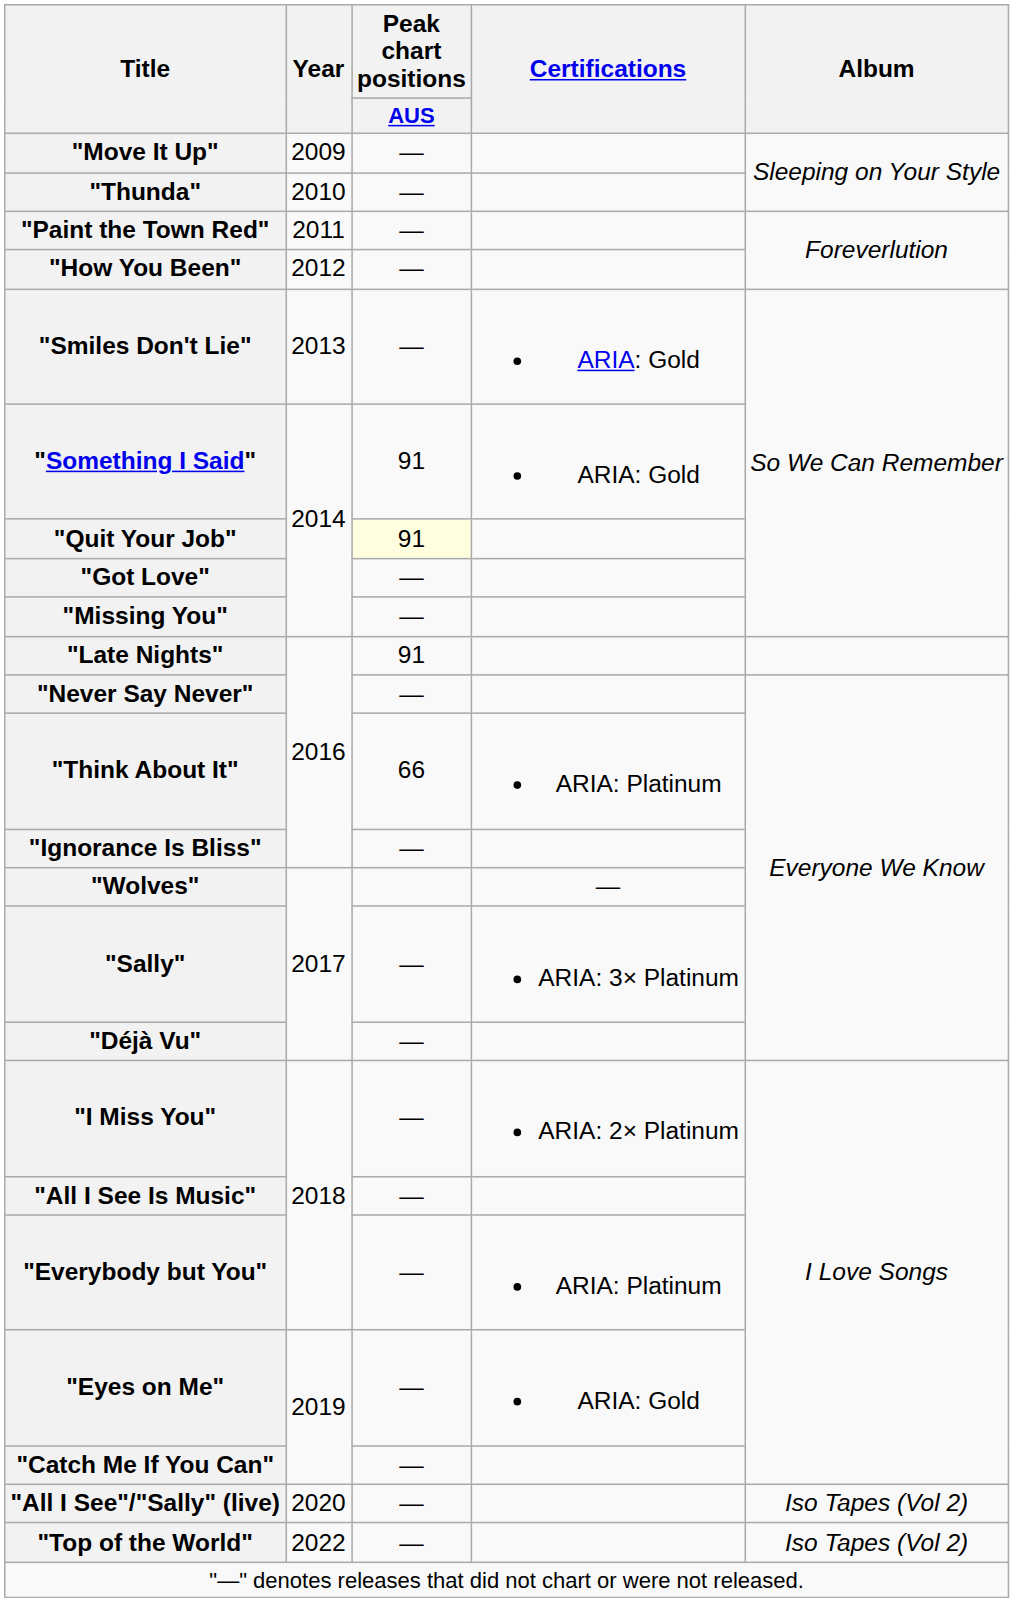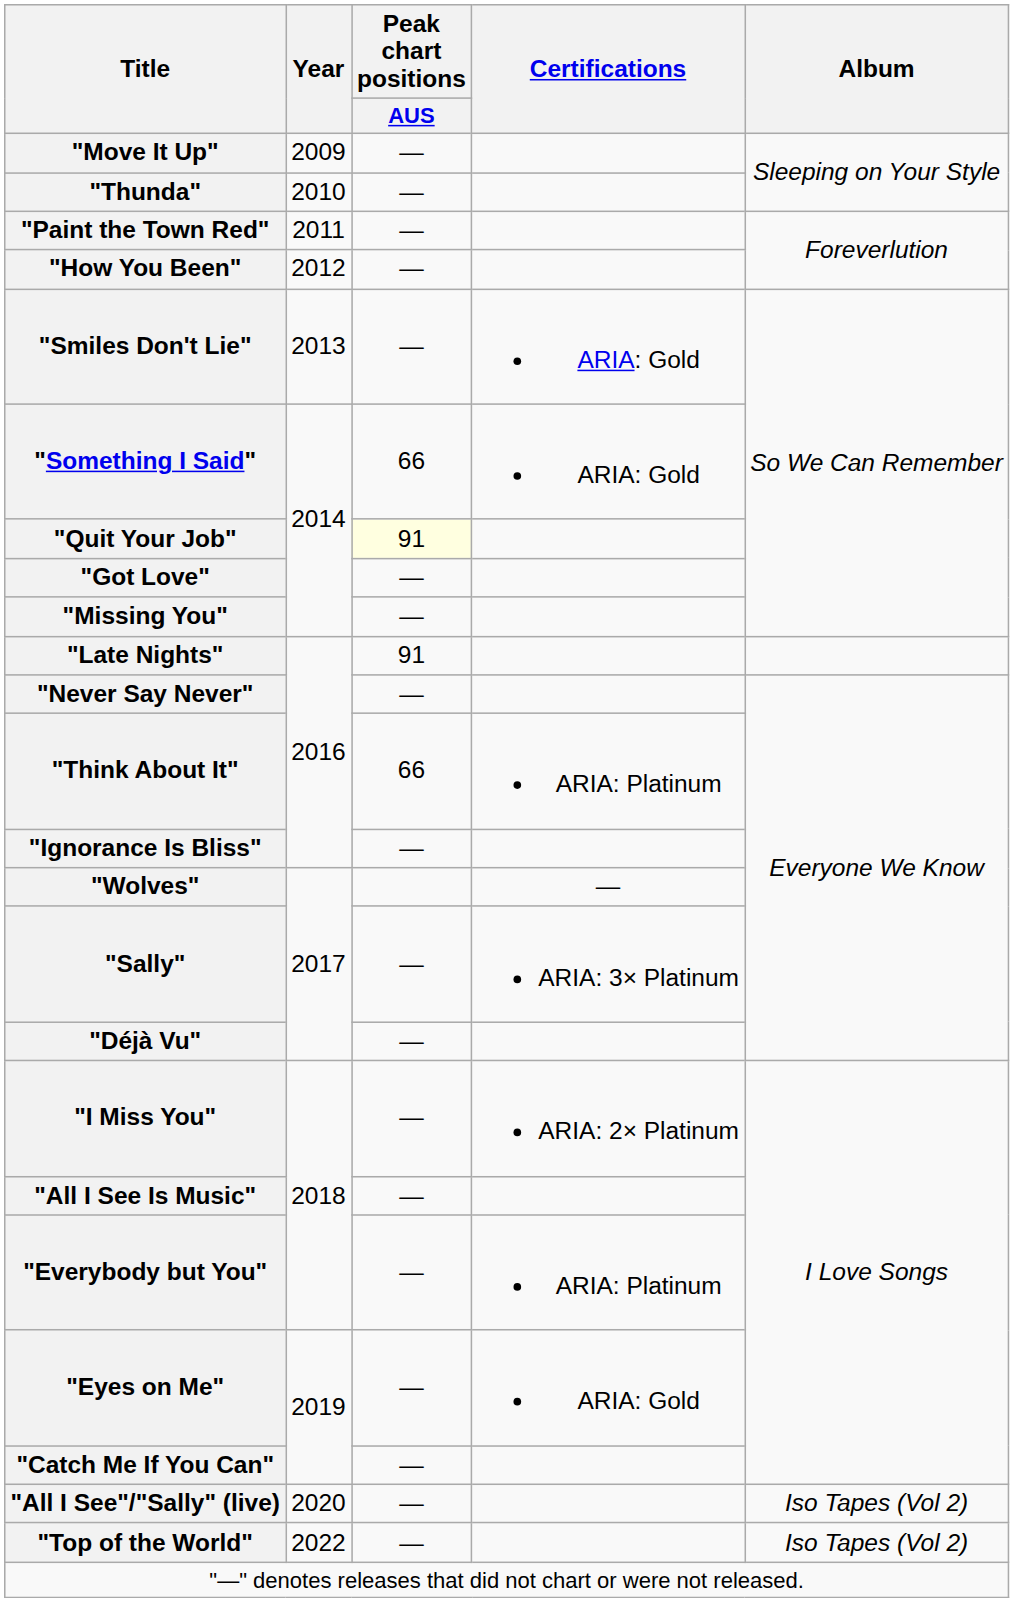(411, 461) 91 -> (411, 461) 66
